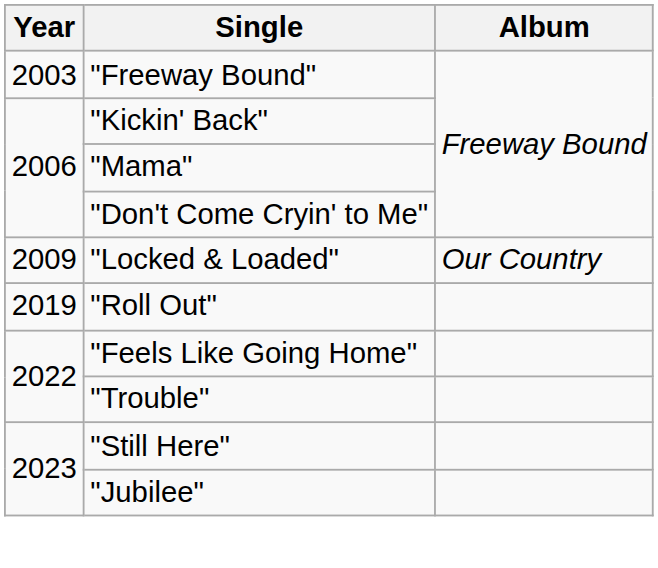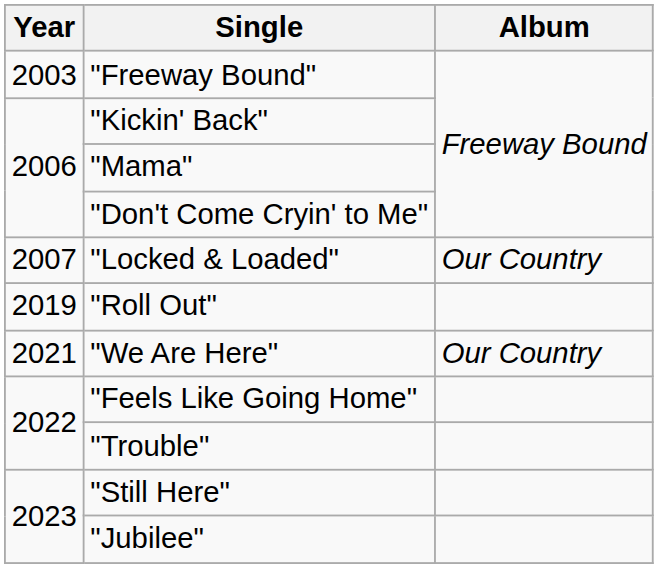(44, 259) 2009 -> (44, 259) 2007
+ row: (184, 352)
